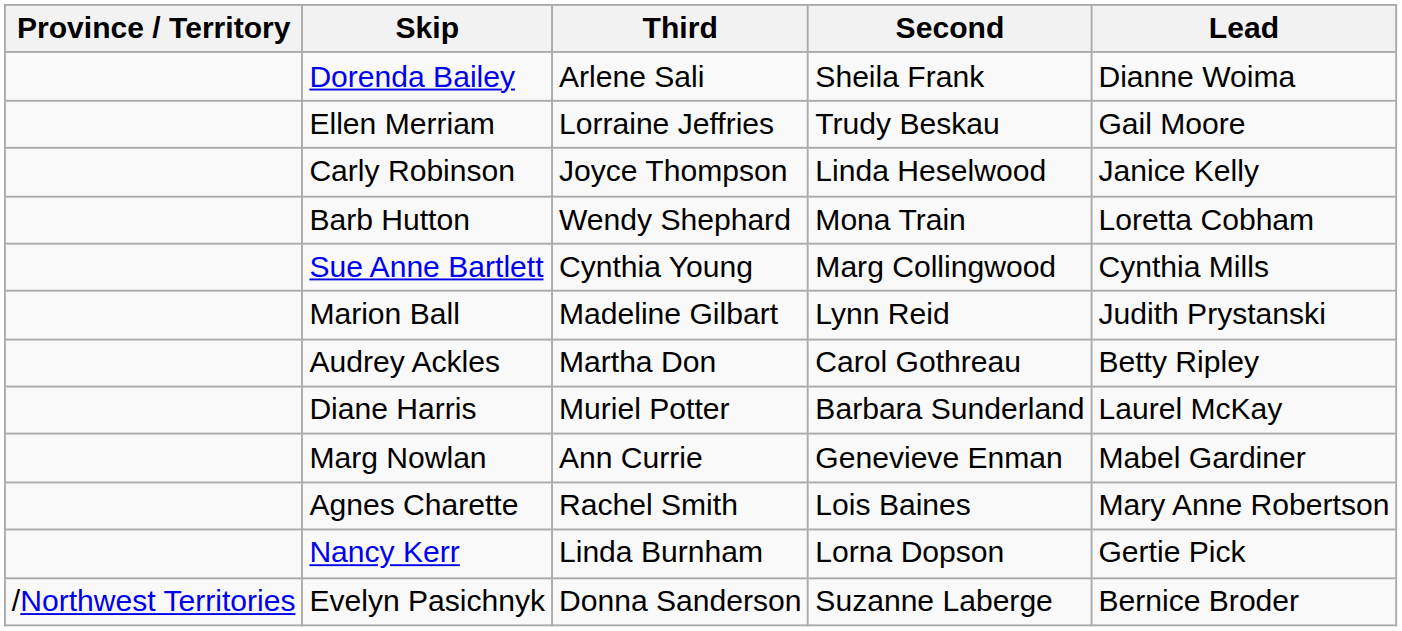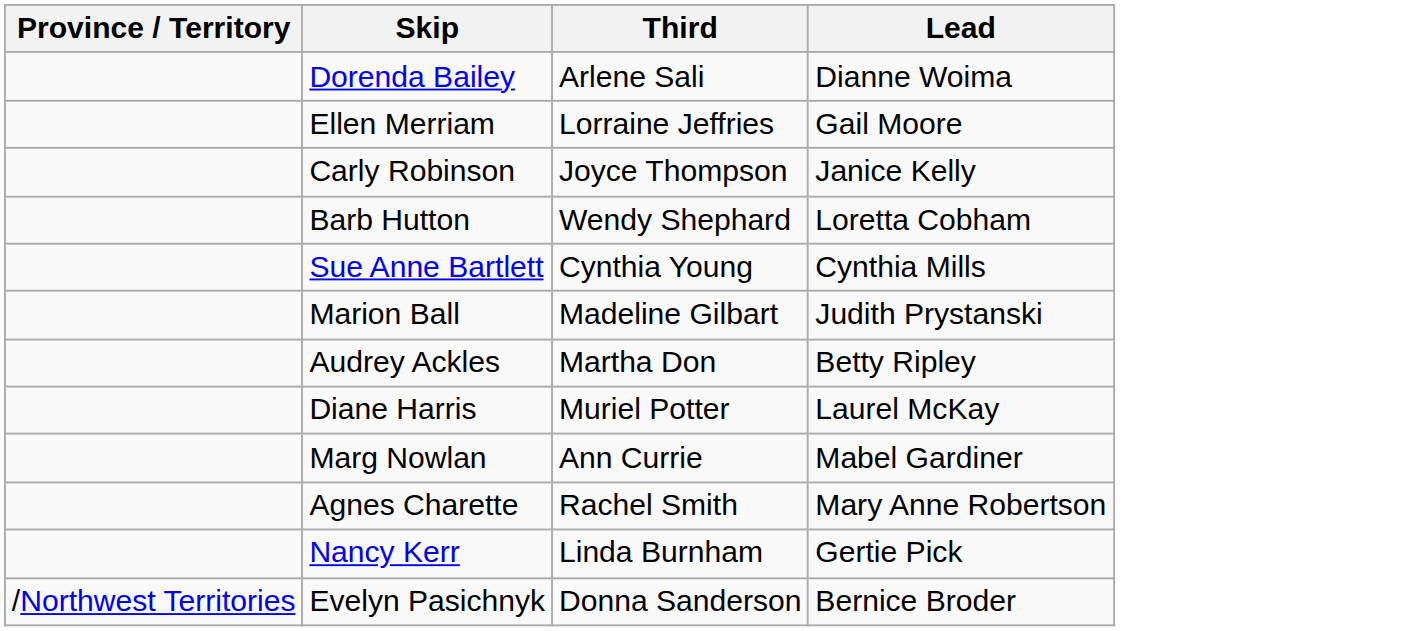- column: (950, 28)
